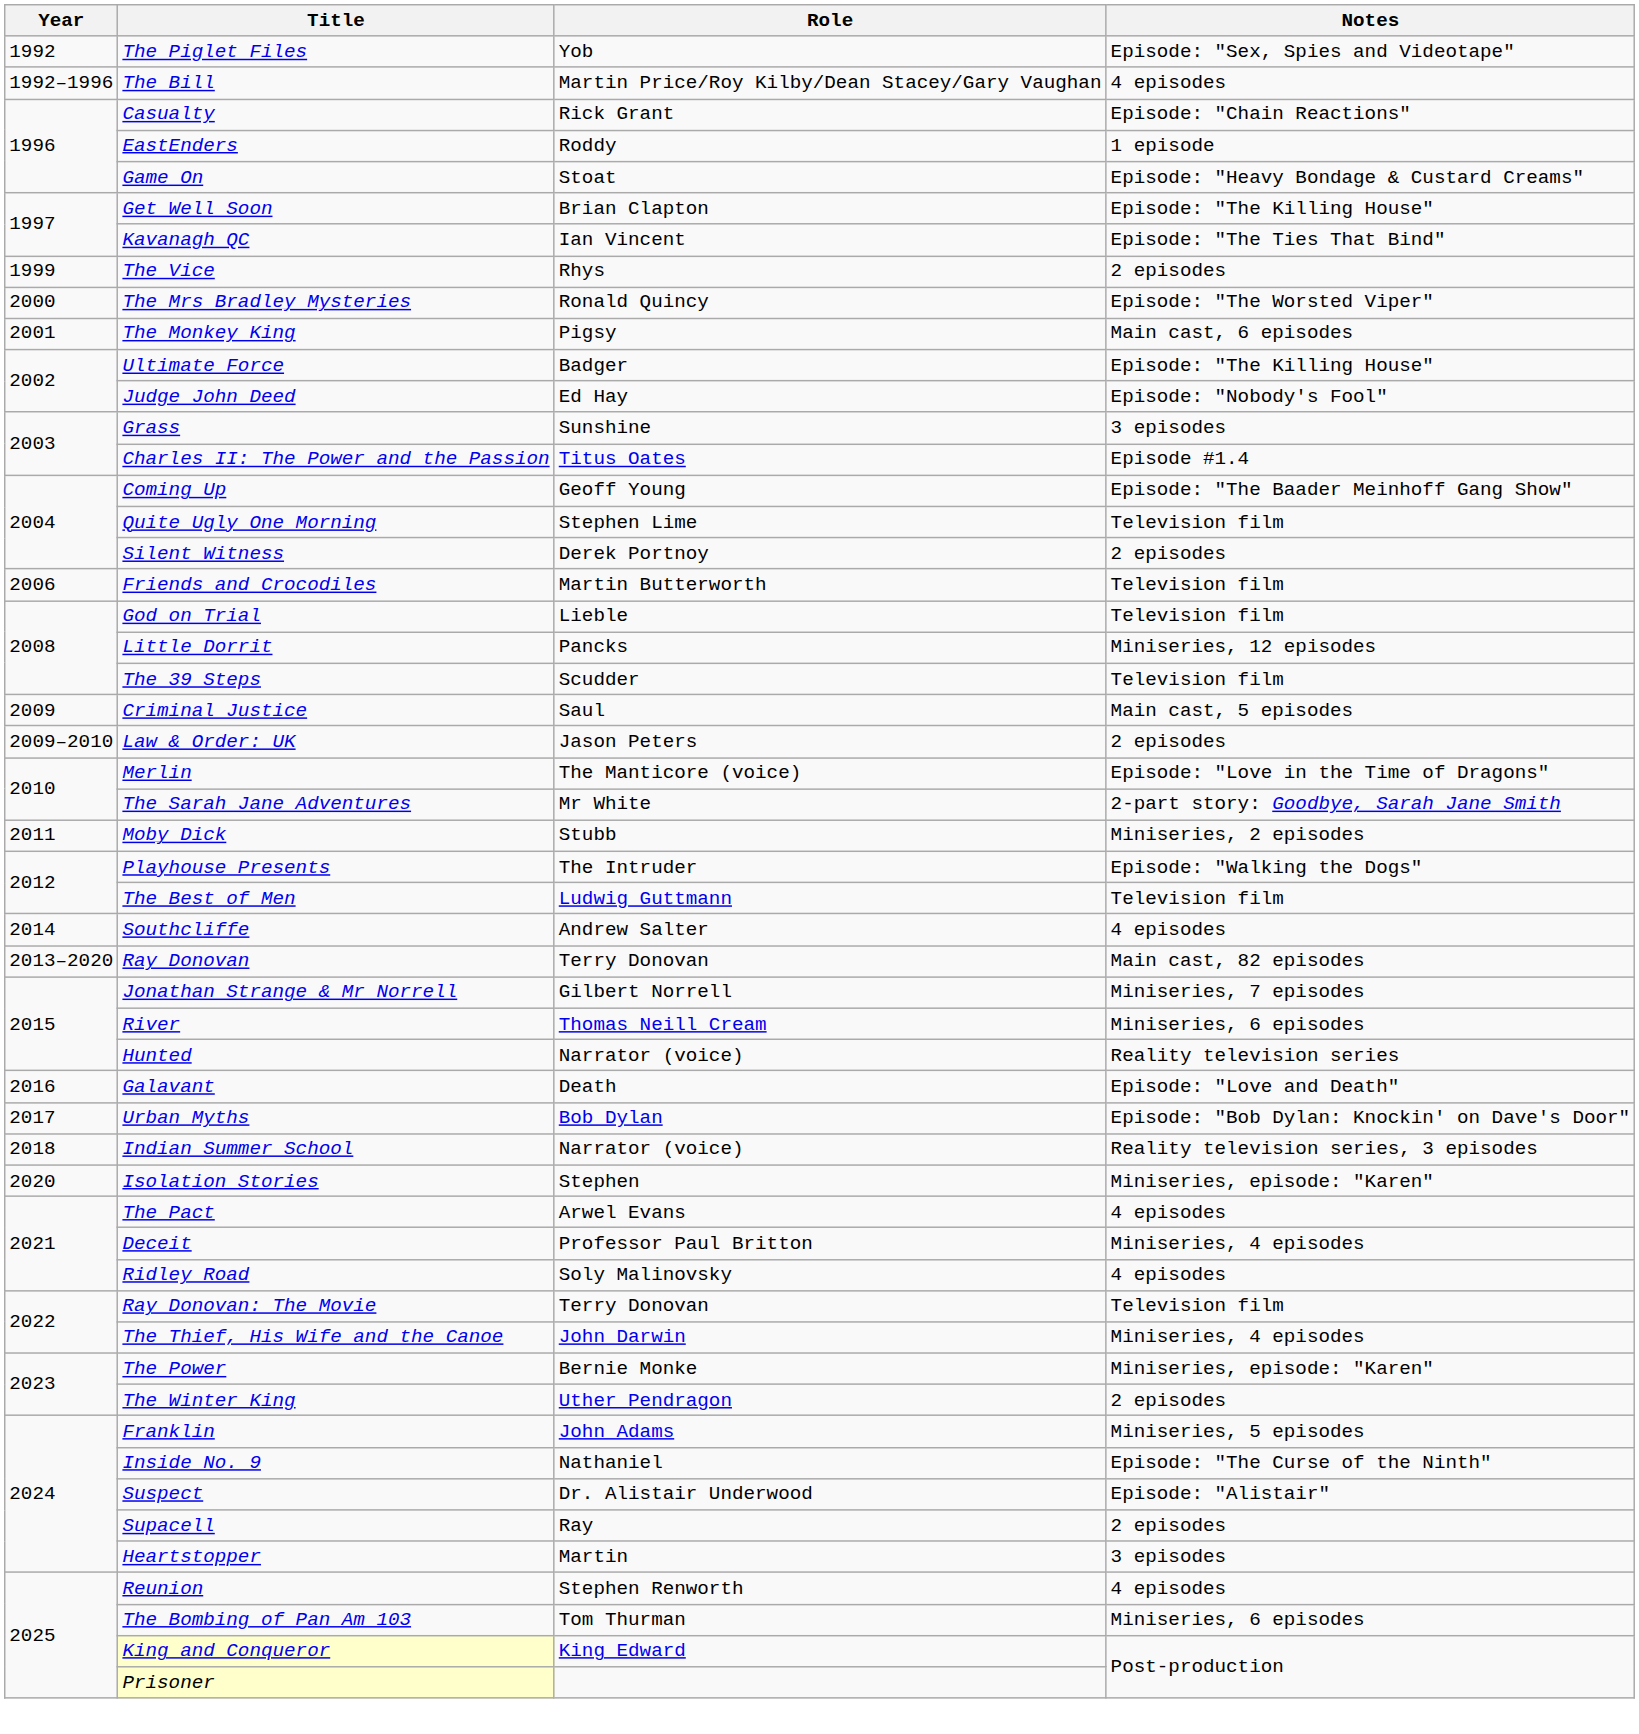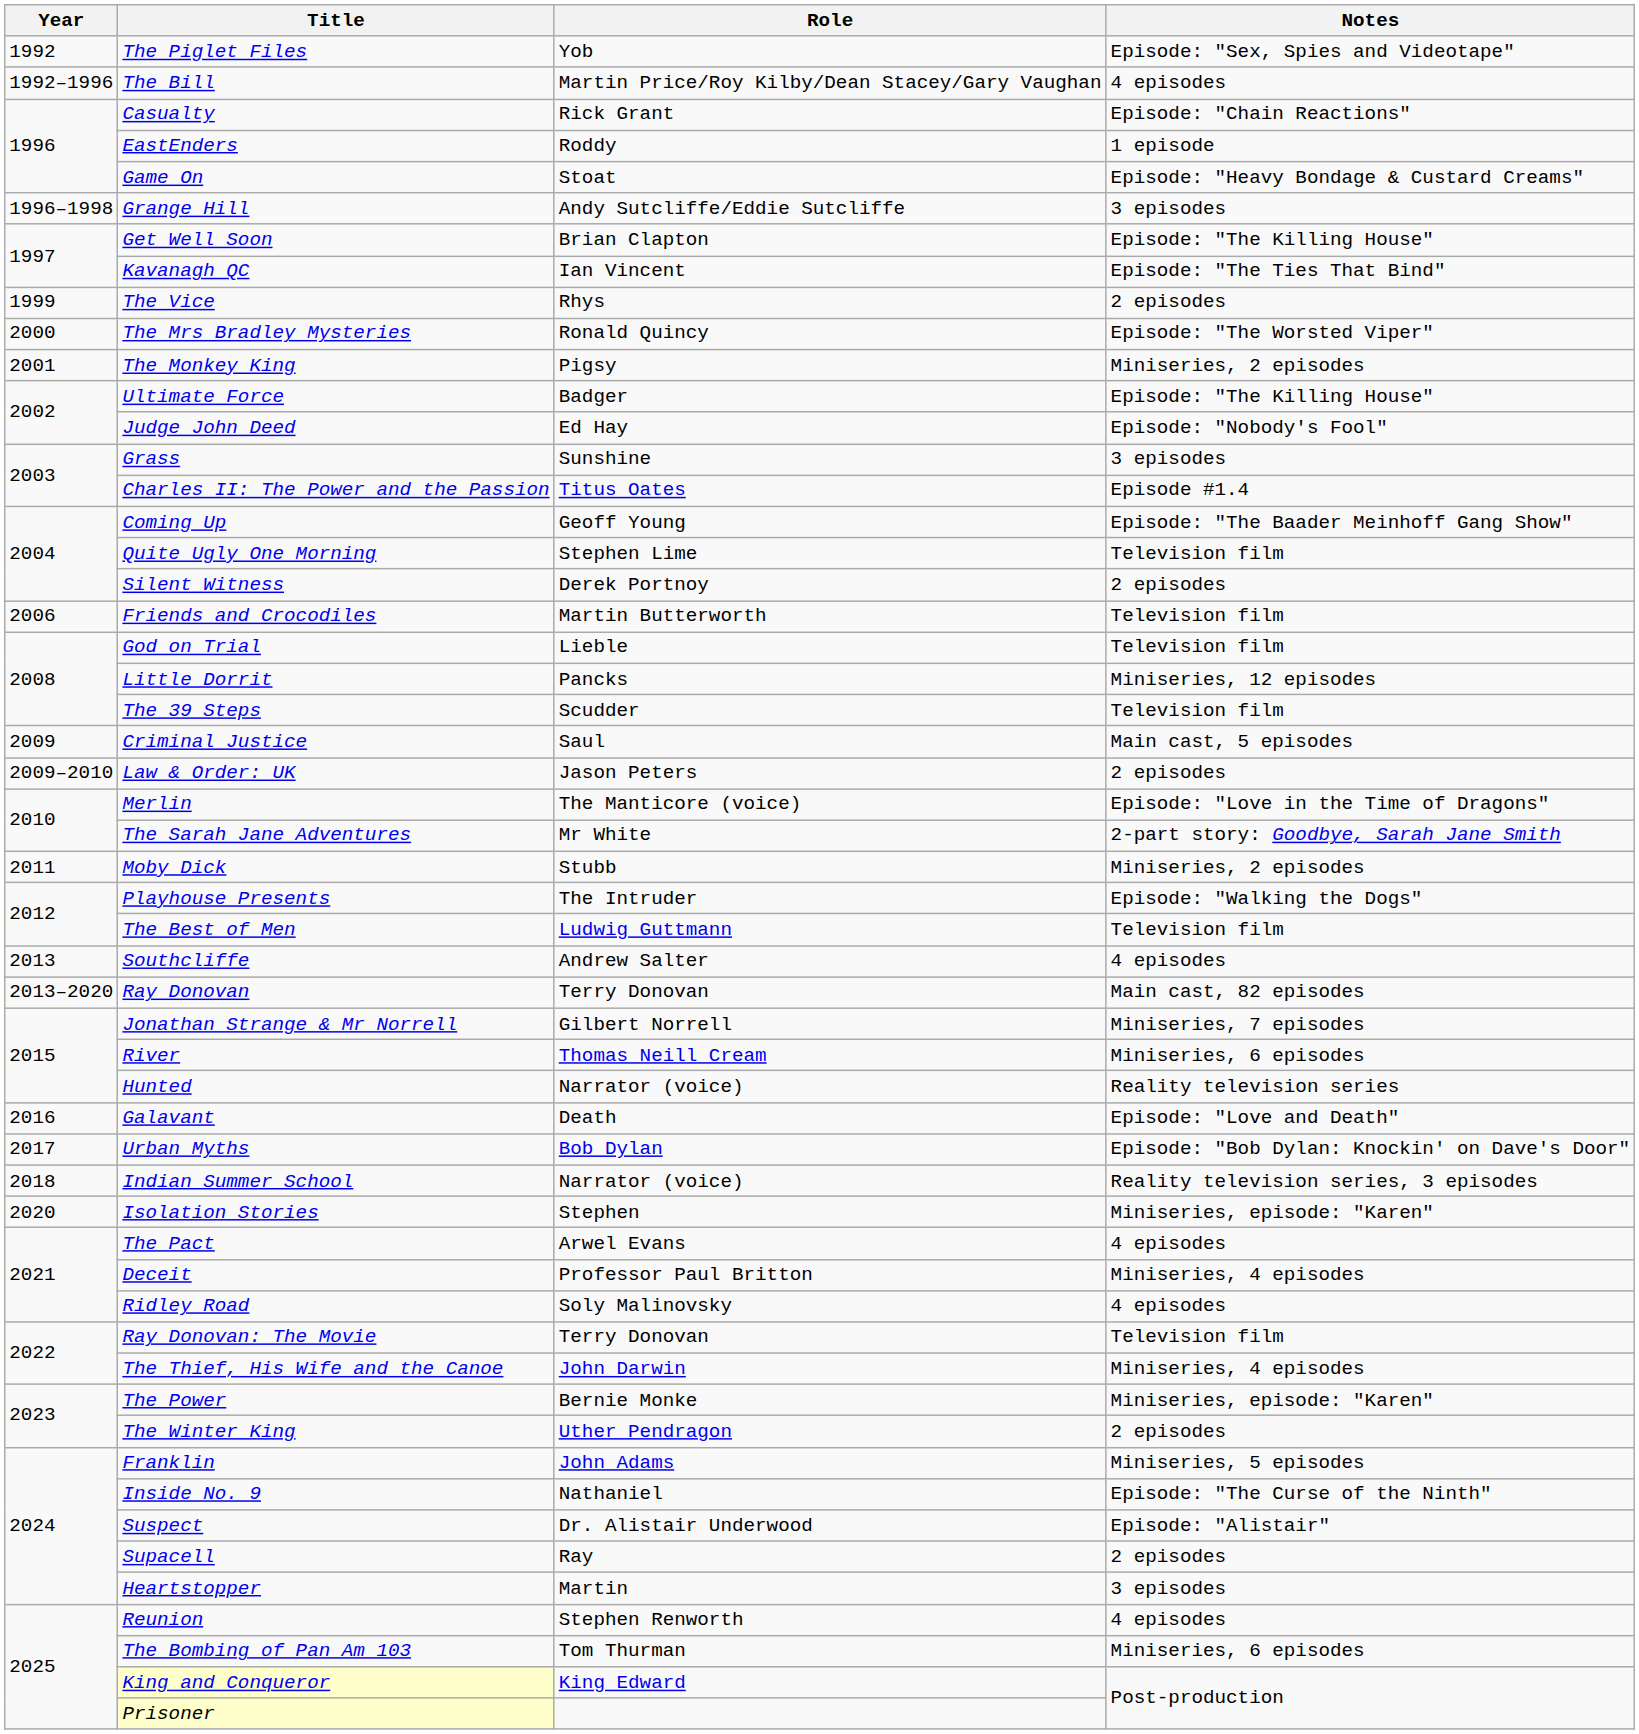+ row: (186, 209)
(1232, 334) Main cast, 6 episodes -> (1238, 365) Miniseries, 2 episodes
(32, 930) 2014 -> (32, 961) 2013
